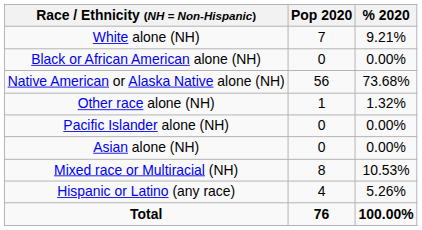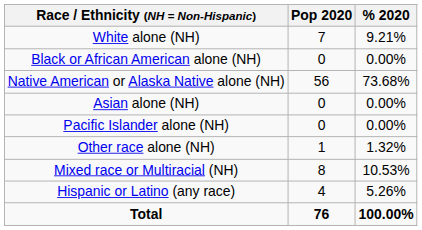rows swapped: (146, 147) <-> (146, 103)
